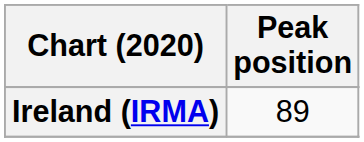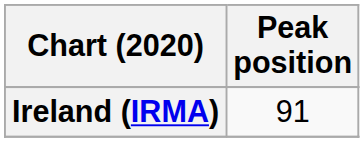(293, 111) 89 -> (293, 111) 91
